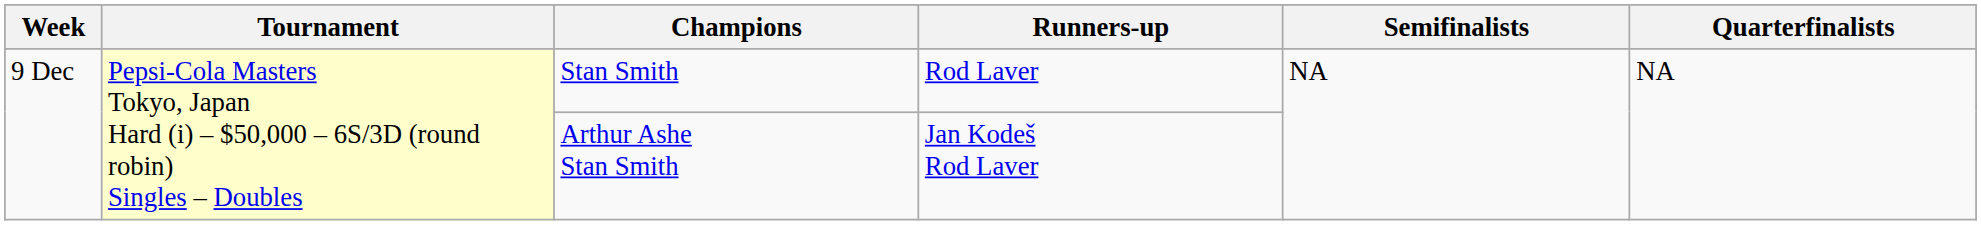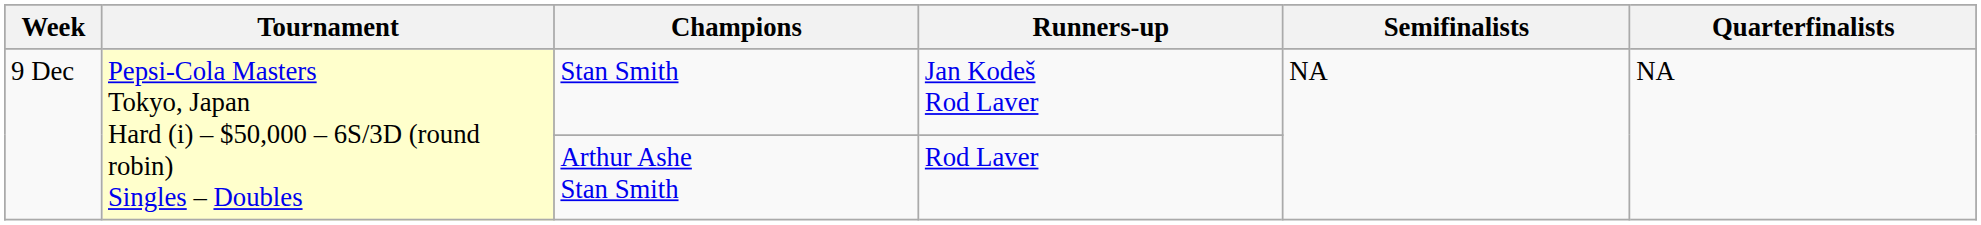(982, 70) Rod Laver -> (982, 86) Jan Kodeš Rod Laver
(982, 149) Jan Kodeš Rod Laver -> (982, 156) Rod Laver
